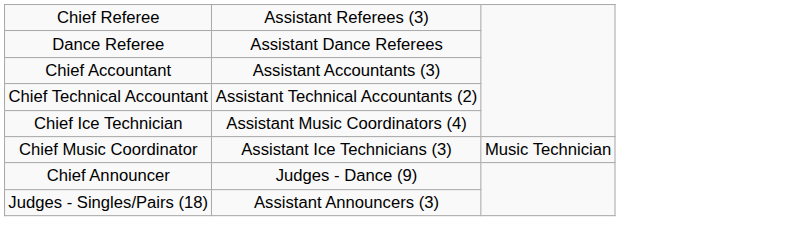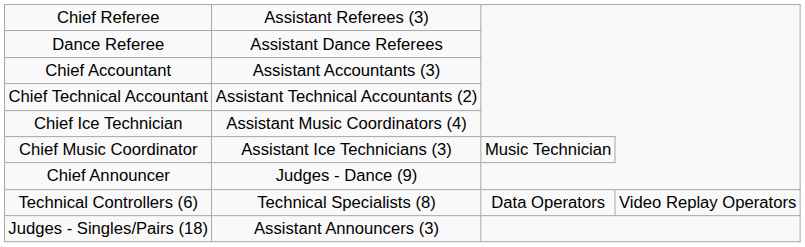+ row: (108, 202)
